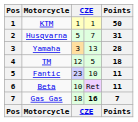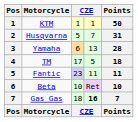(78, 49) 3 -> (78, 49) 6
(78, 61) 12 -> (78, 61) 17
(93, 74) 10 -> (93, 74) 11
(117, 86) 11 -> (117, 86) 10
